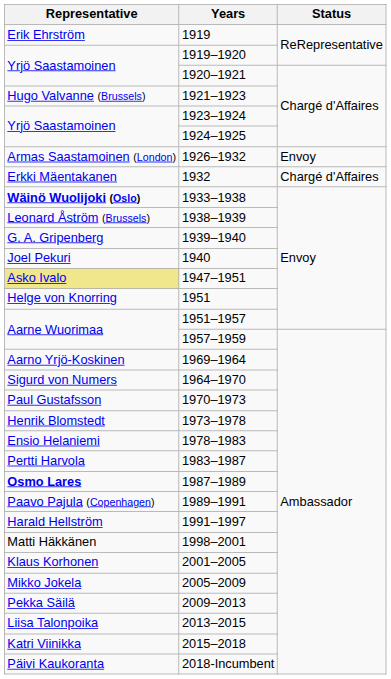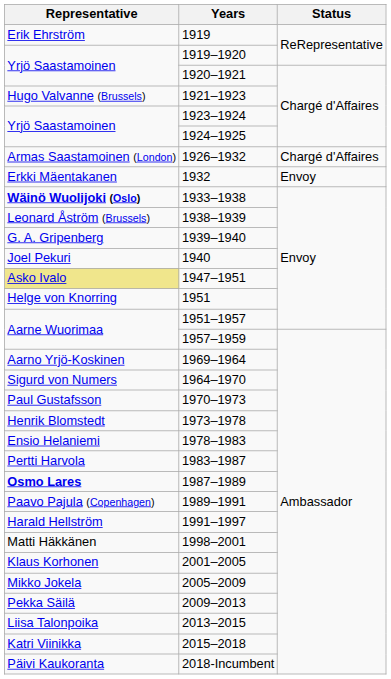(298, 156) Envoy -> (329, 156) Chargé d'Affaires
(329, 177) Chargé d'Affaires -> (298, 177) Envoy
